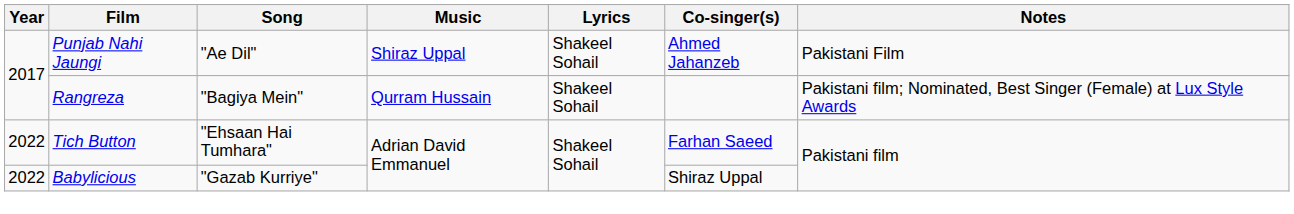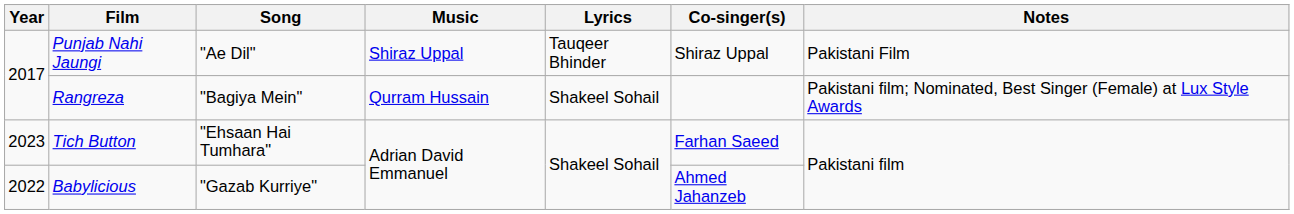(582, 52) Shakeel Sohail -> (579, 52) Tauqeer Bhinder
(704, 52) Ahmed Jahanzeb -> (722, 52) Shiraz Uppal
(27, 142) 2022 -> (27, 142) 2023
(715, 177) Shiraz Uppal -> (710, 187) Ahmed Jahanzeb
